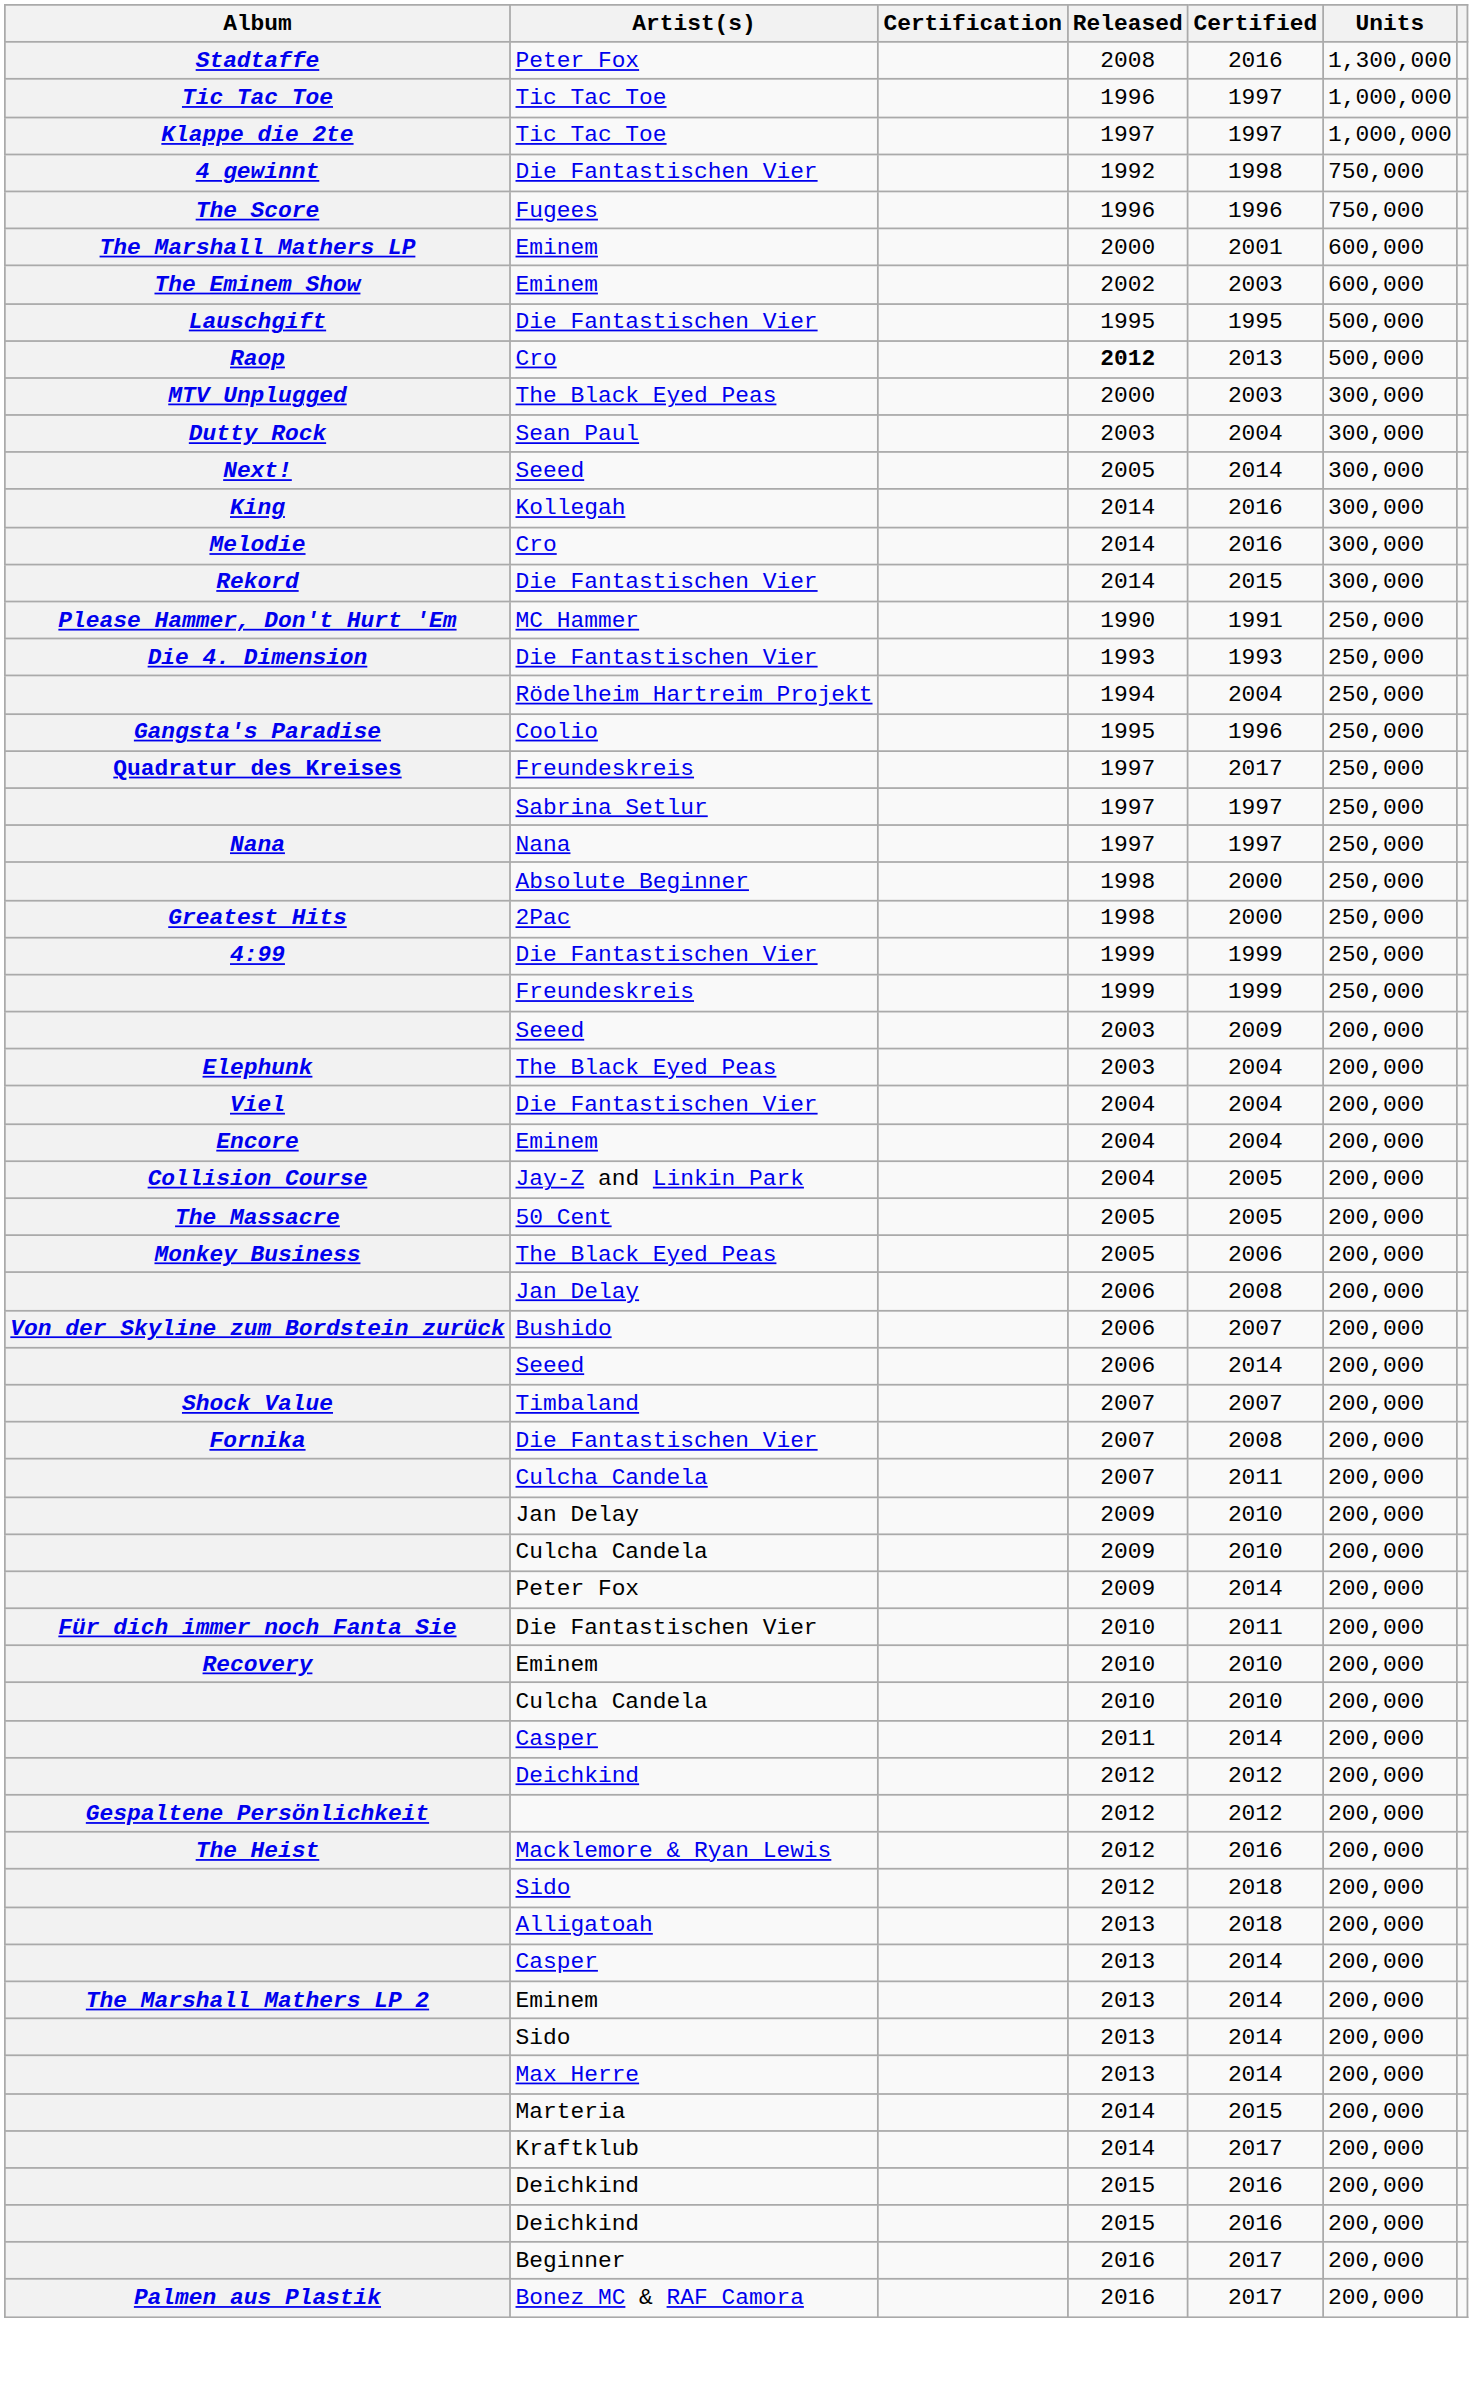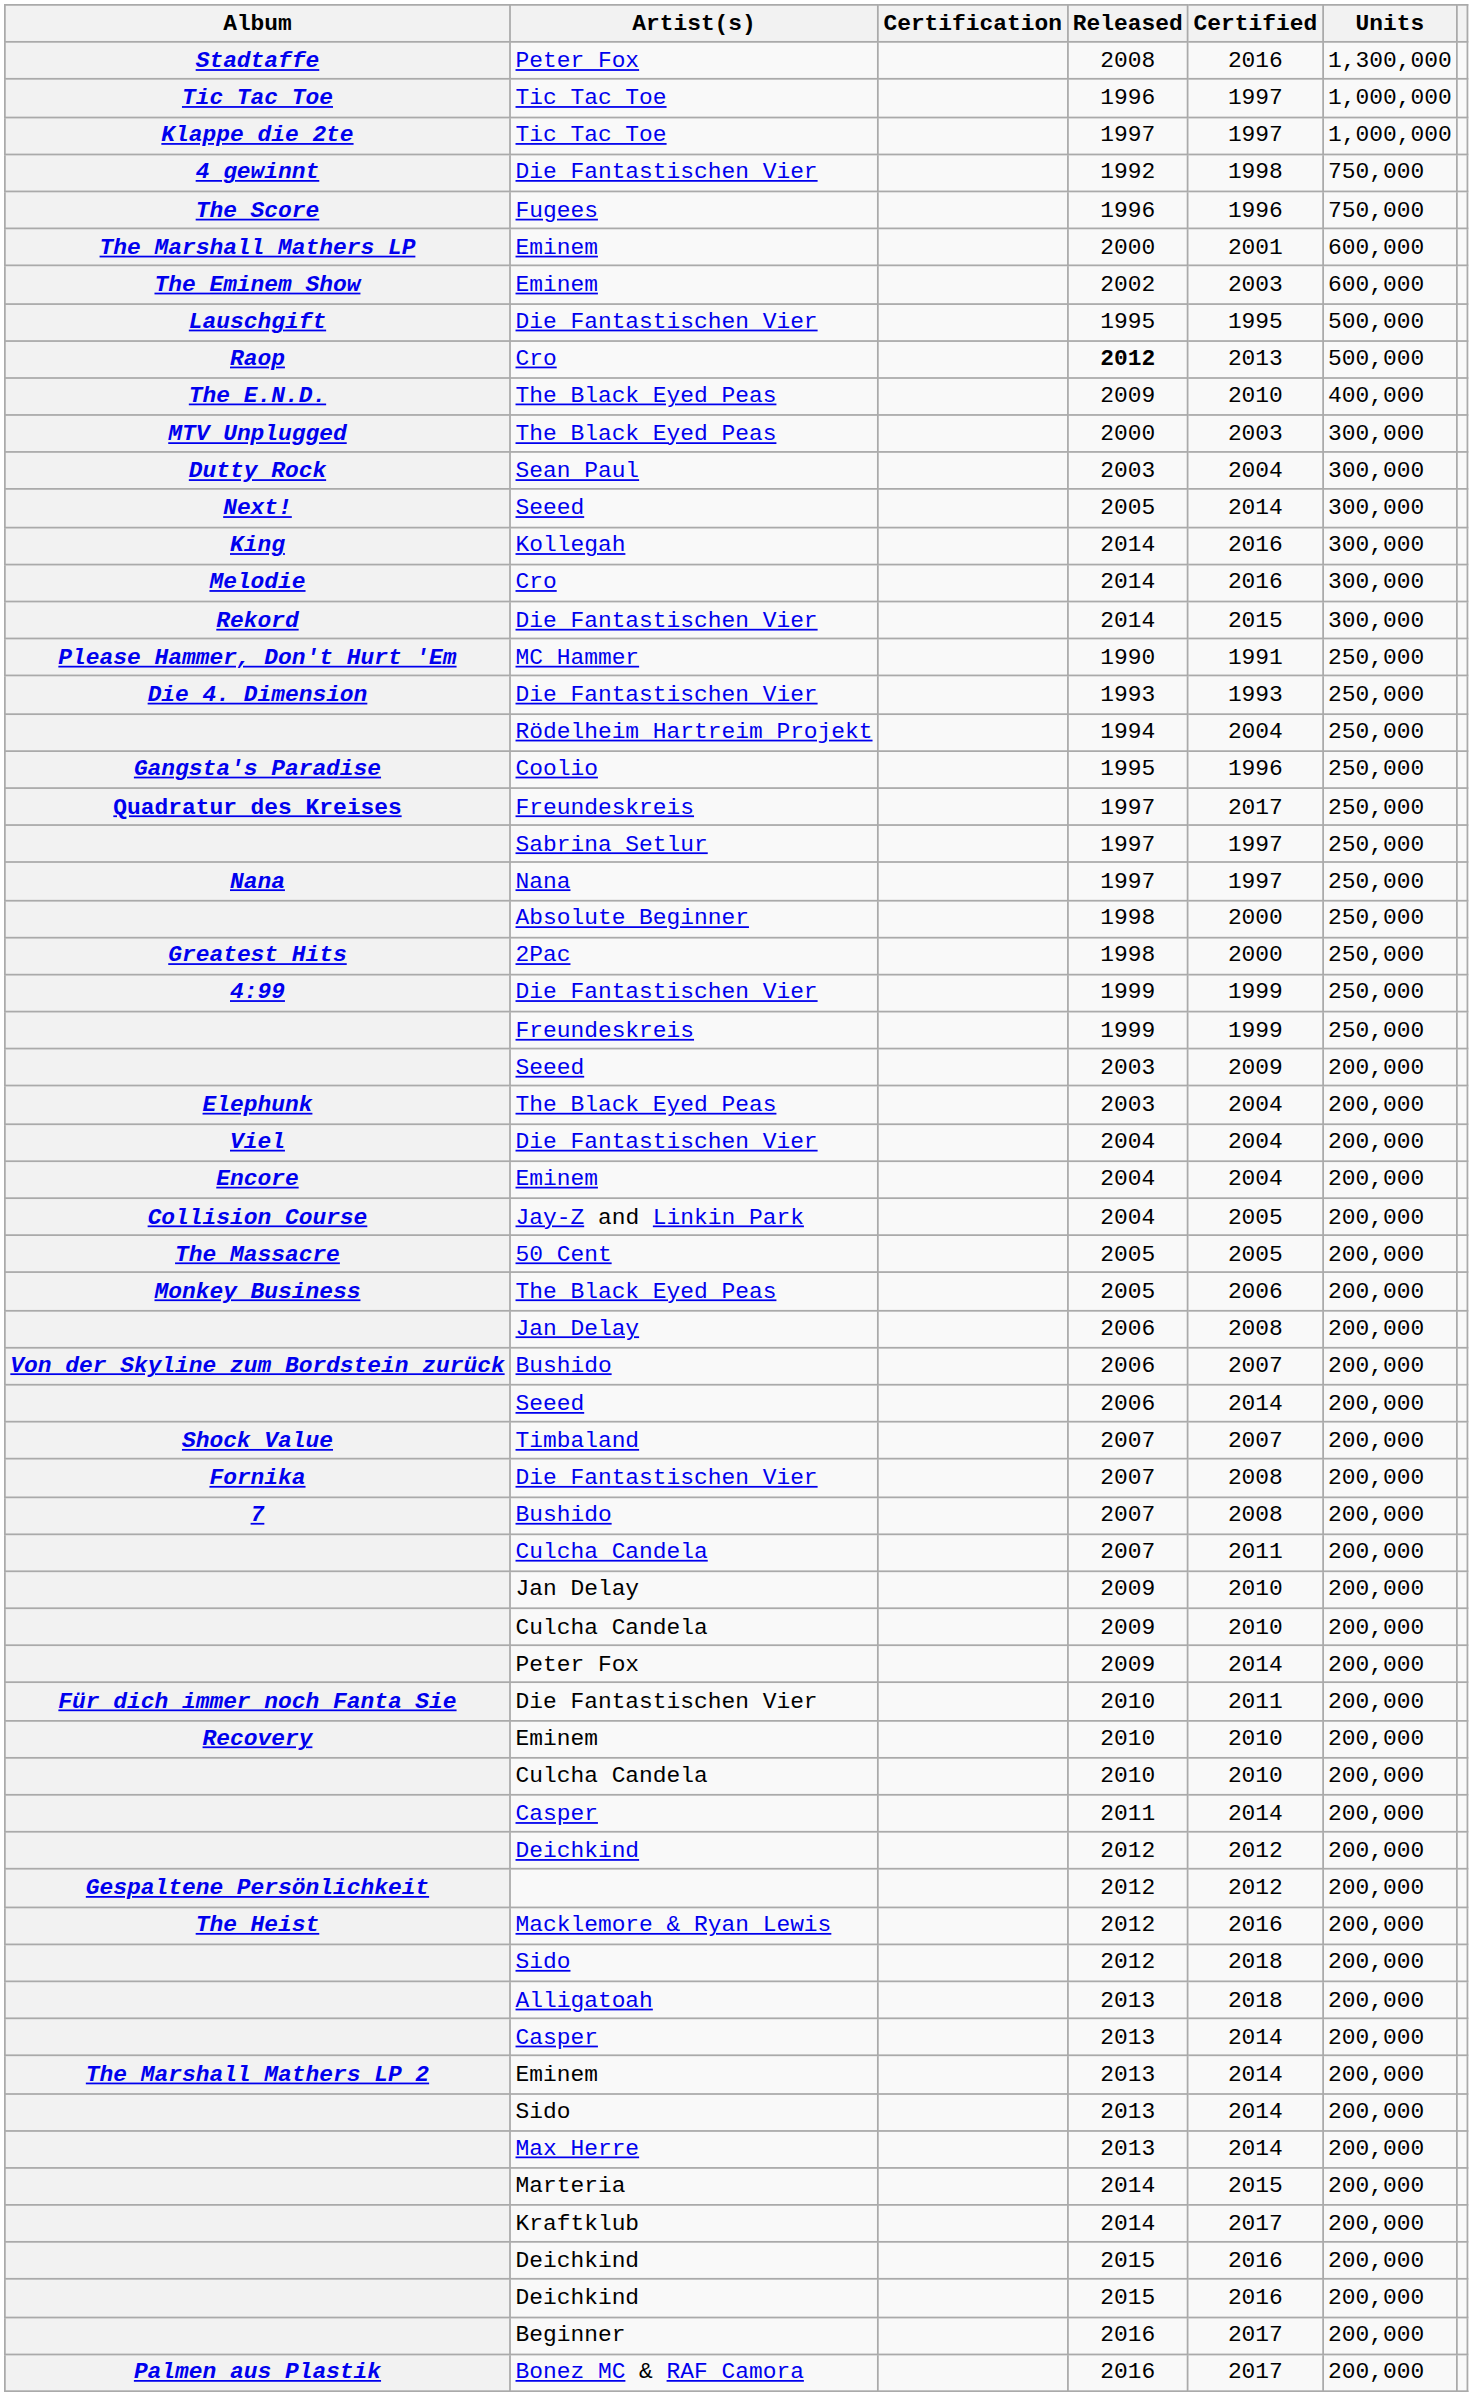+ row: (257, 396)
+ row: (257, 1515)
